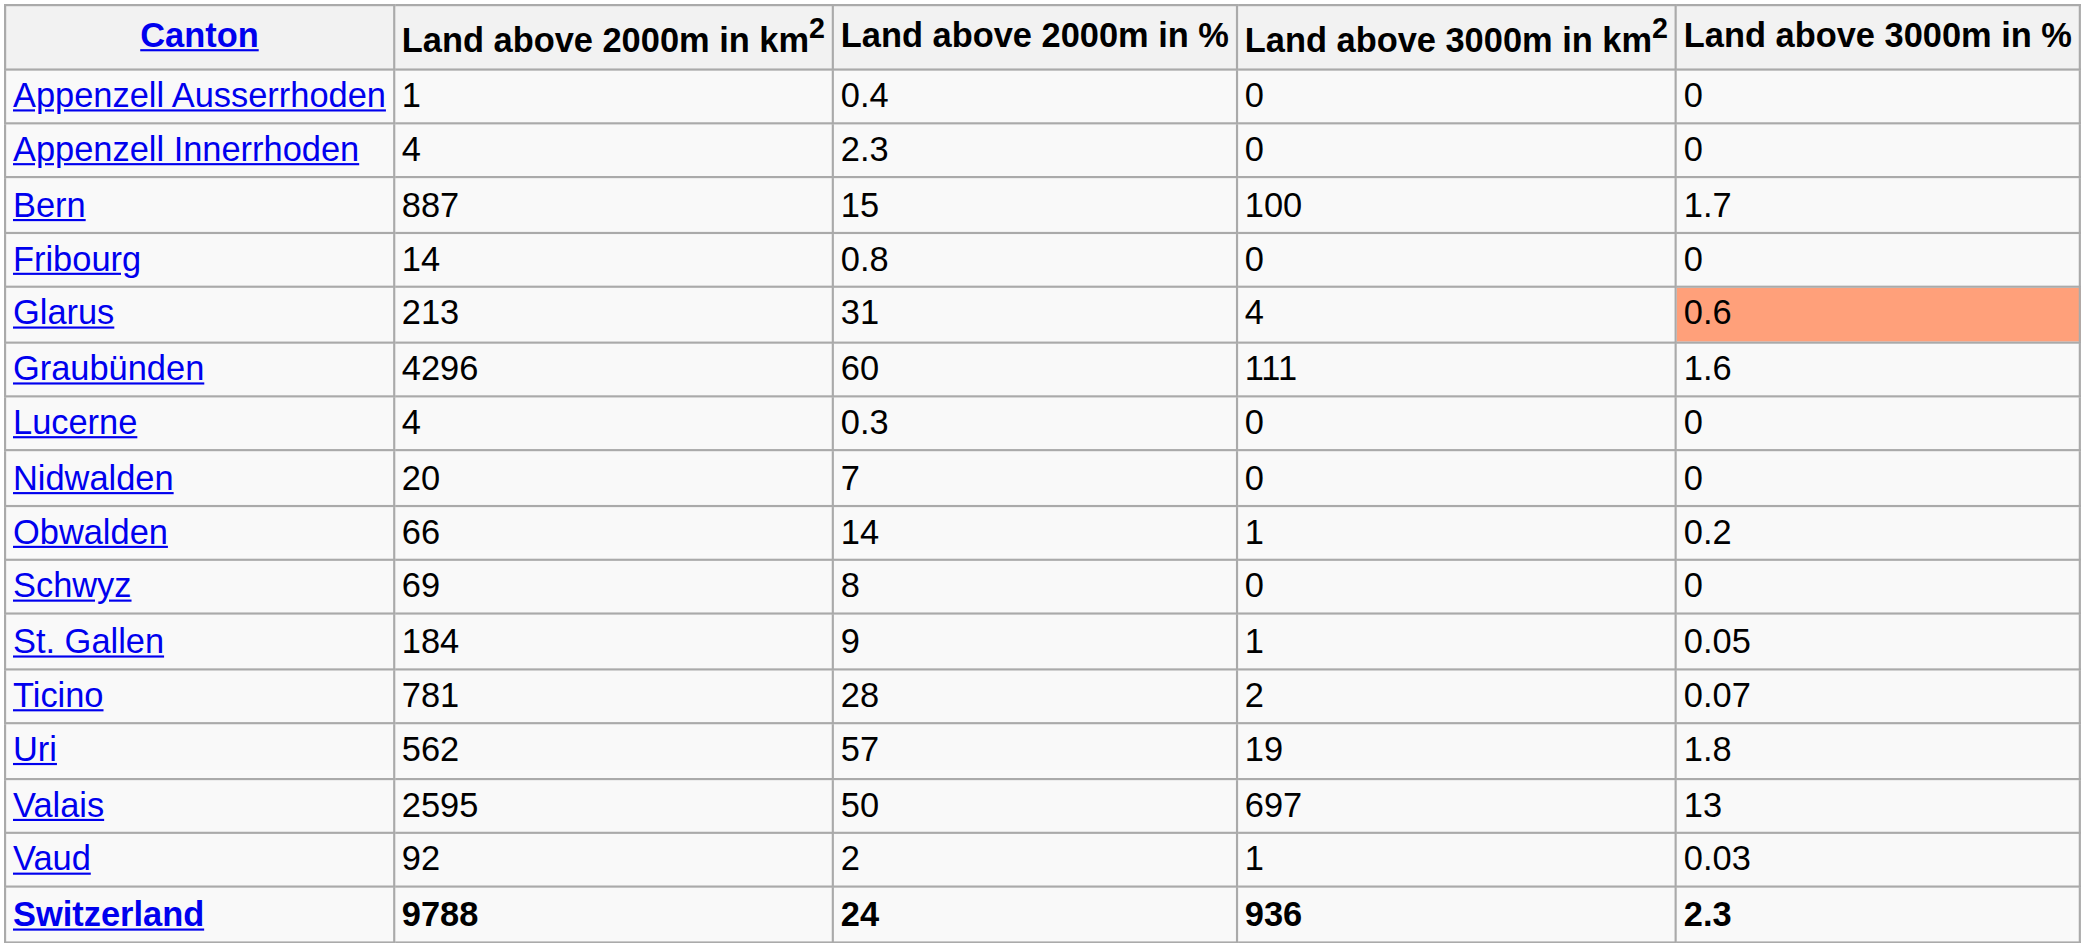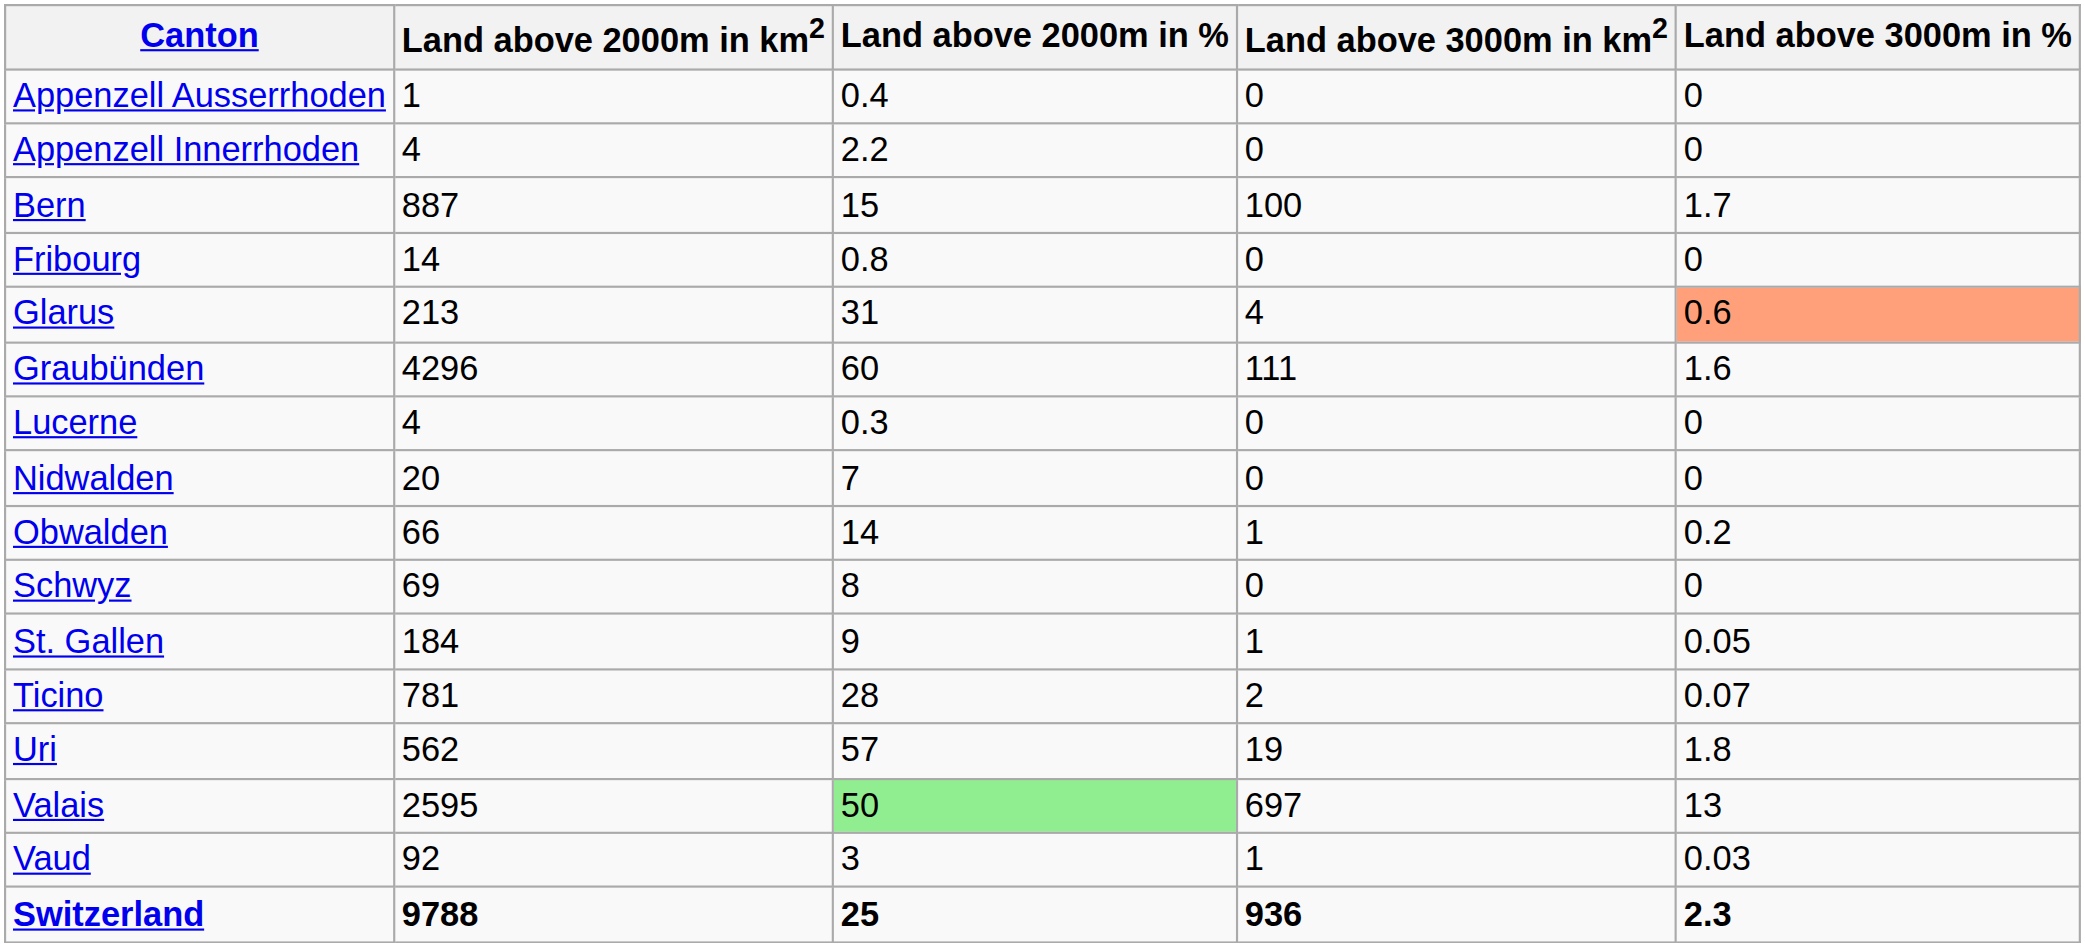(865, 150) 2.3 -> (865, 150) 2.2
(860, 804) no background -> (860, 804) lightgreen background
(850, 859) 2 -> (850, 859) 3
(860, 913) 24 -> (860, 913) 25
